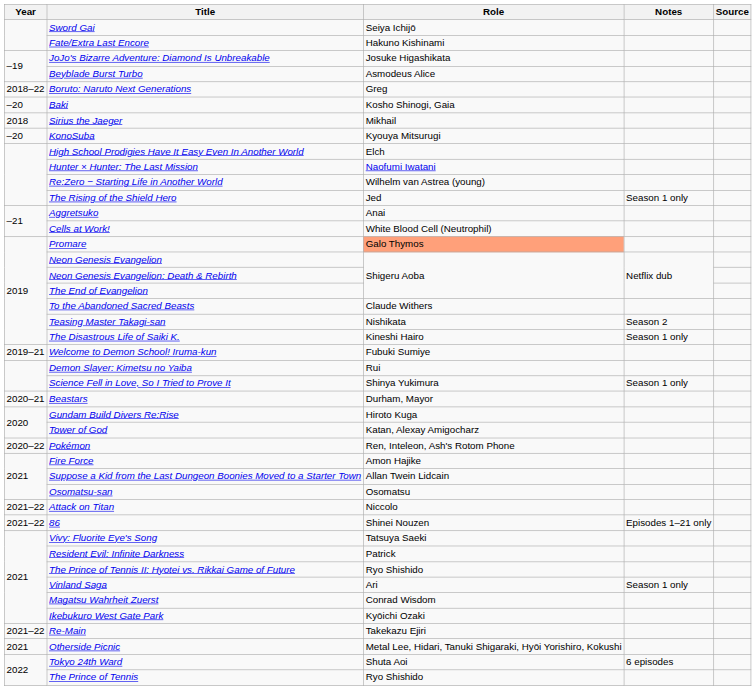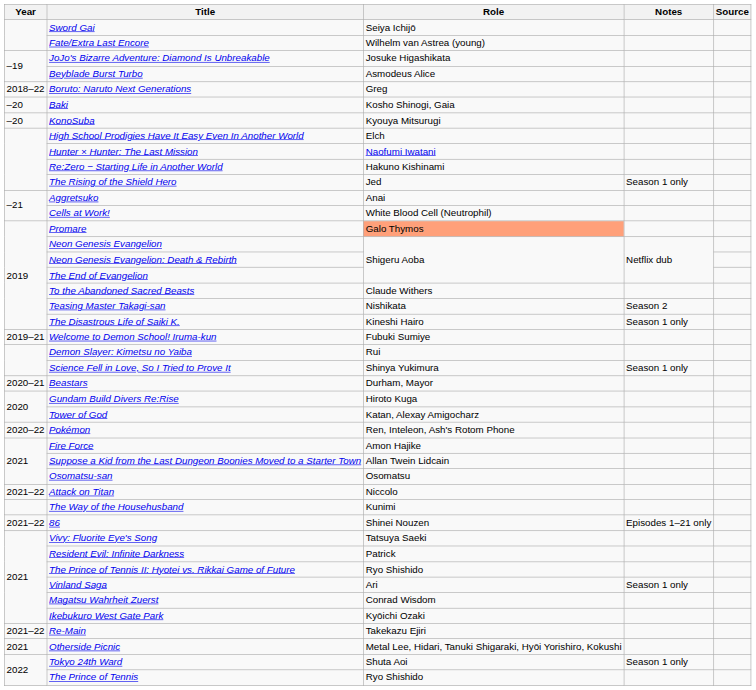(405, 43) Hakuno Kishinami -> (425, 43) Wilhelm van Astrea (young)
- row: (86, 120)
(425, 182) Wilhelm van Astrea (young) -> (405, 167) Hakuno Kishinami
+ row: (116, 507)
(650, 662) 6 episodes -> (657, 662) Season 1 only
